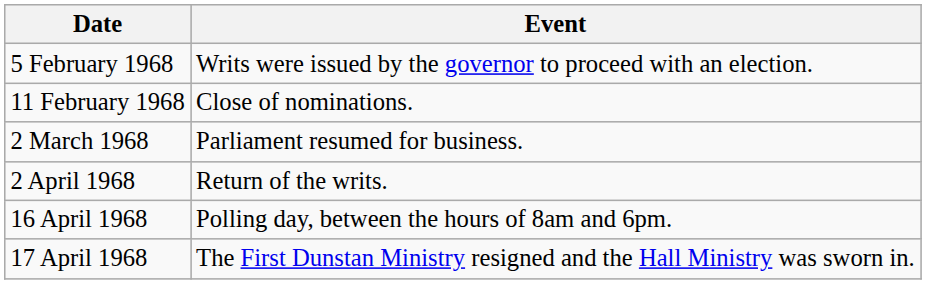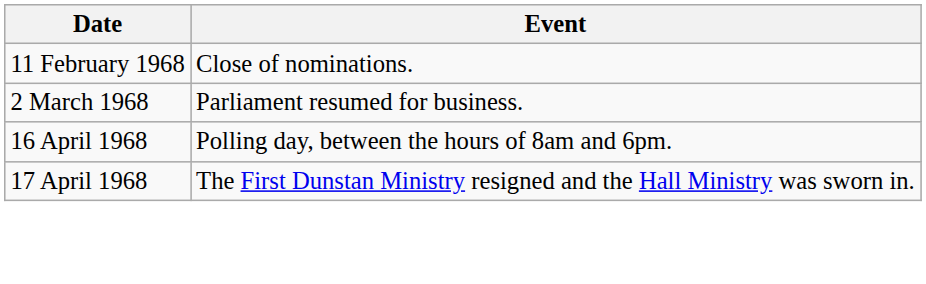- row: (92, 63)
- row: (73, 180)
